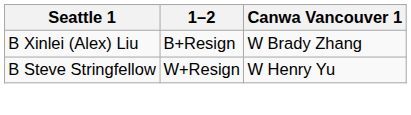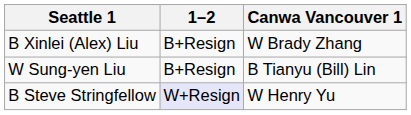+ row: (67, 69)
(202, 69) no background -> (202, 95) lavender background
